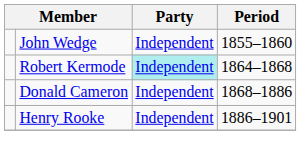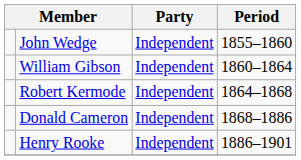+ row: (70, 67)
(175, 67) paleturquoise background -> (175, 92) no background
